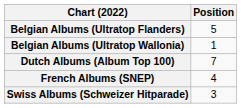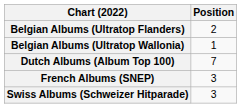(214, 29) 5 -> (214, 29) 2
(214, 78) 4 -> (214, 78) 3
